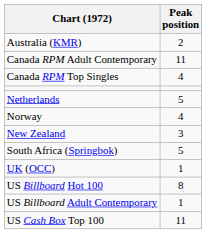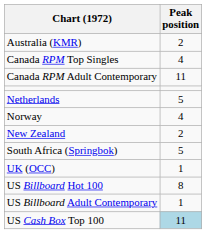rows swapped: (63, 77) <-> (82, 59)
(181, 133) 3 -> (181, 133) 2
(181, 220) no background -> (181, 220) lightblue background
